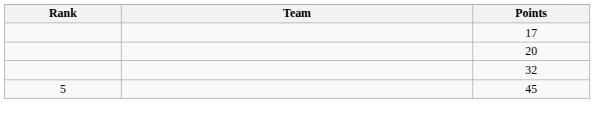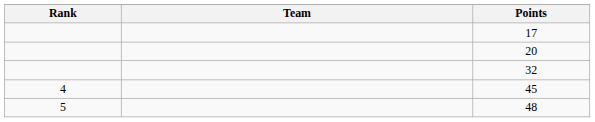(63, 88) 5 -> (63, 88) 4
+ row: (531, 107)
